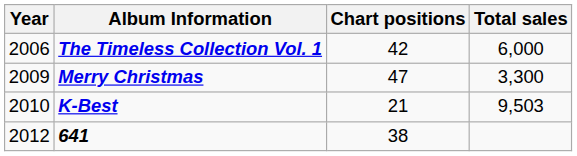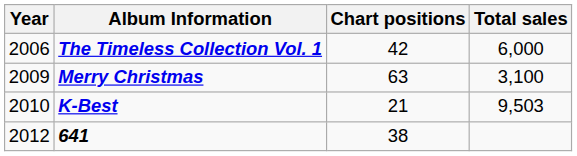(398, 77) 47 -> (398, 77) 63
(521, 77) 3,300 -> (521, 77) 3,100
